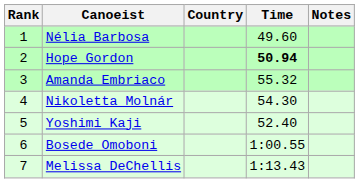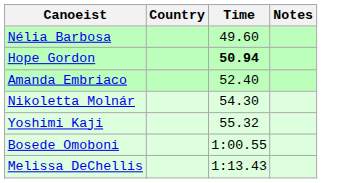- column: (24, 15)
(277, 80) 55.32 -> (239, 80) 52.40
(277, 123) 52.40 -> (239, 123) 55.32
